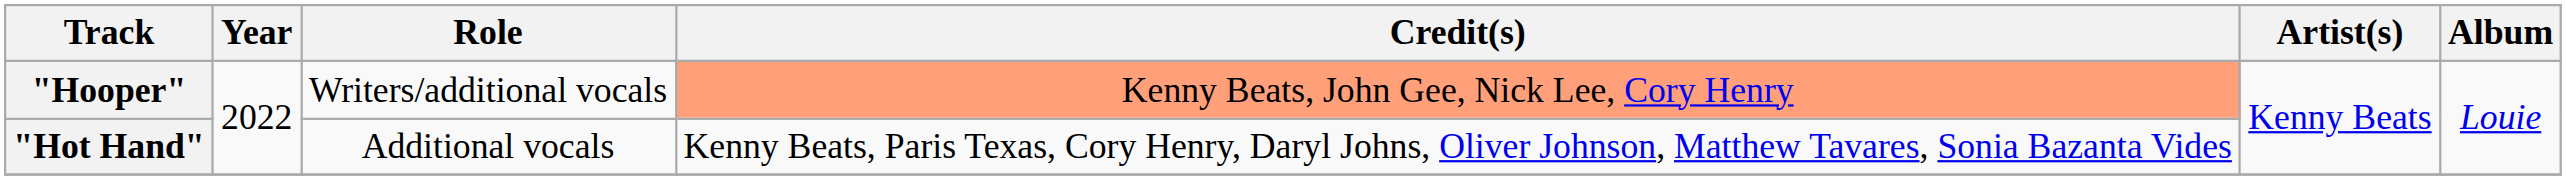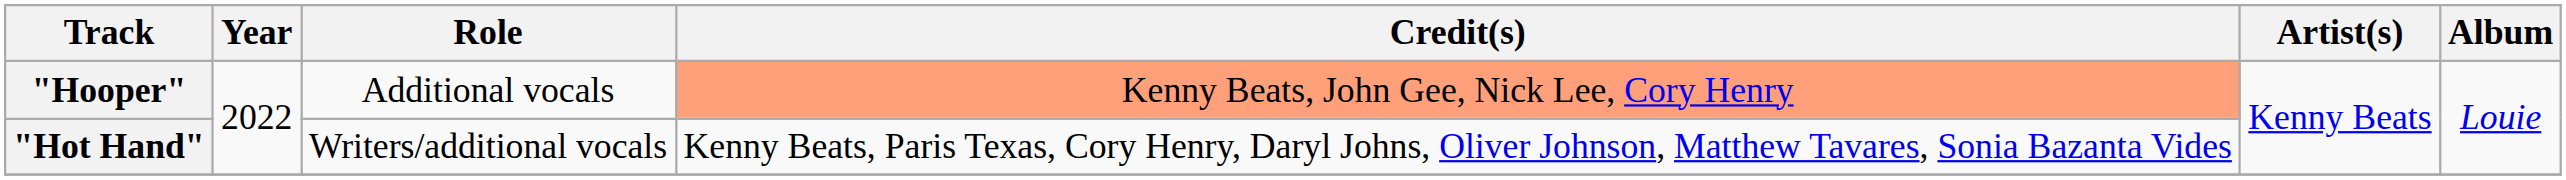(488, 89) Writers/additional vocals -> (488, 89) Additional vocals
(488, 145) Additional vocals -> (488, 145) Writers/additional vocals
